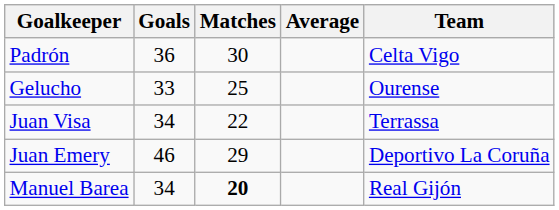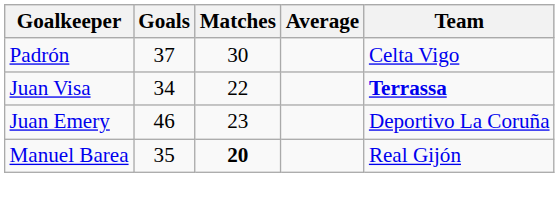(164, 54) 36 -> (164, 54) 37
- row: (45, 88)
(404, 121) normal -> (408, 88) bold
(238, 155) 29 -> (238, 121) 23
(164, 188) 34 -> (164, 155) 35
